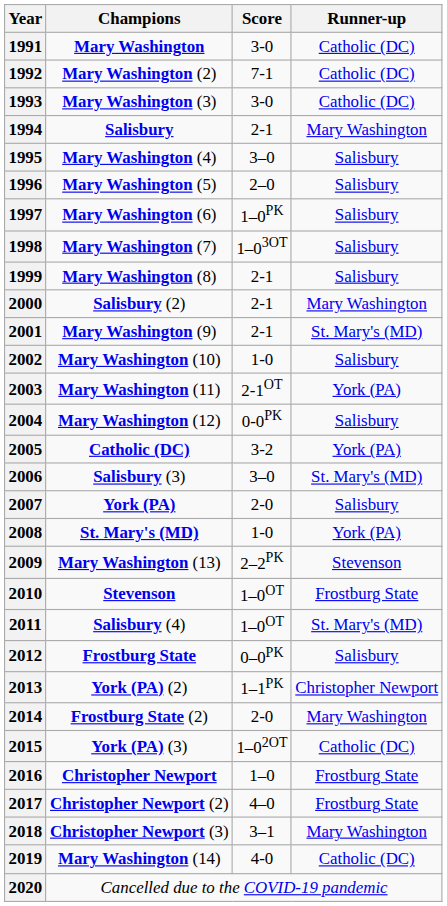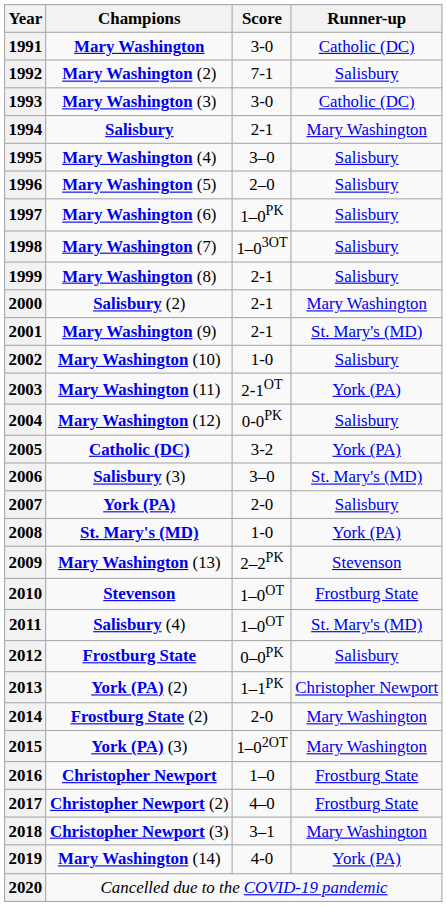(367, 74) Catholic (DC) -> (367, 74) Salisbury
(367, 746) Catholic (DC) -> (367, 746) Mary Washington
(367, 859) Catholic (DC) -> (367, 859) York (PA)
